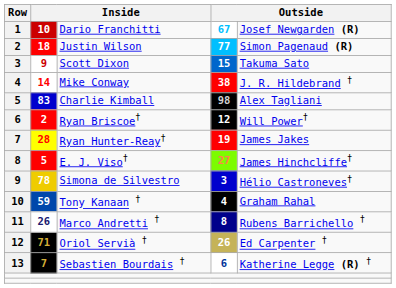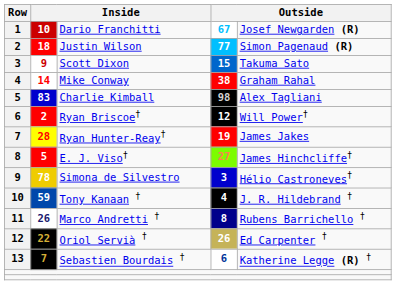(296, 83) J. R. Hildebrand † -> (278, 81) Graham Rahal
(278, 202) Graham Rahal -> (296, 198) J. R. Hildebrand †
(44, 243) 71 -> (44, 239) 22
